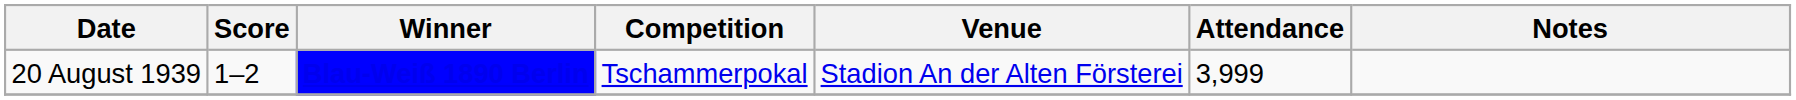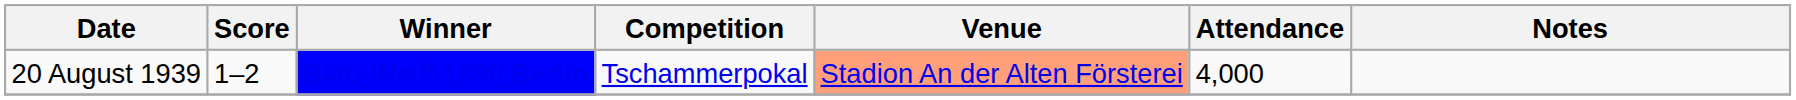(1002, 72) no background -> (1002, 72) lightsalmon background
(1230, 72) 3,999 -> (1230, 72) 4,000
